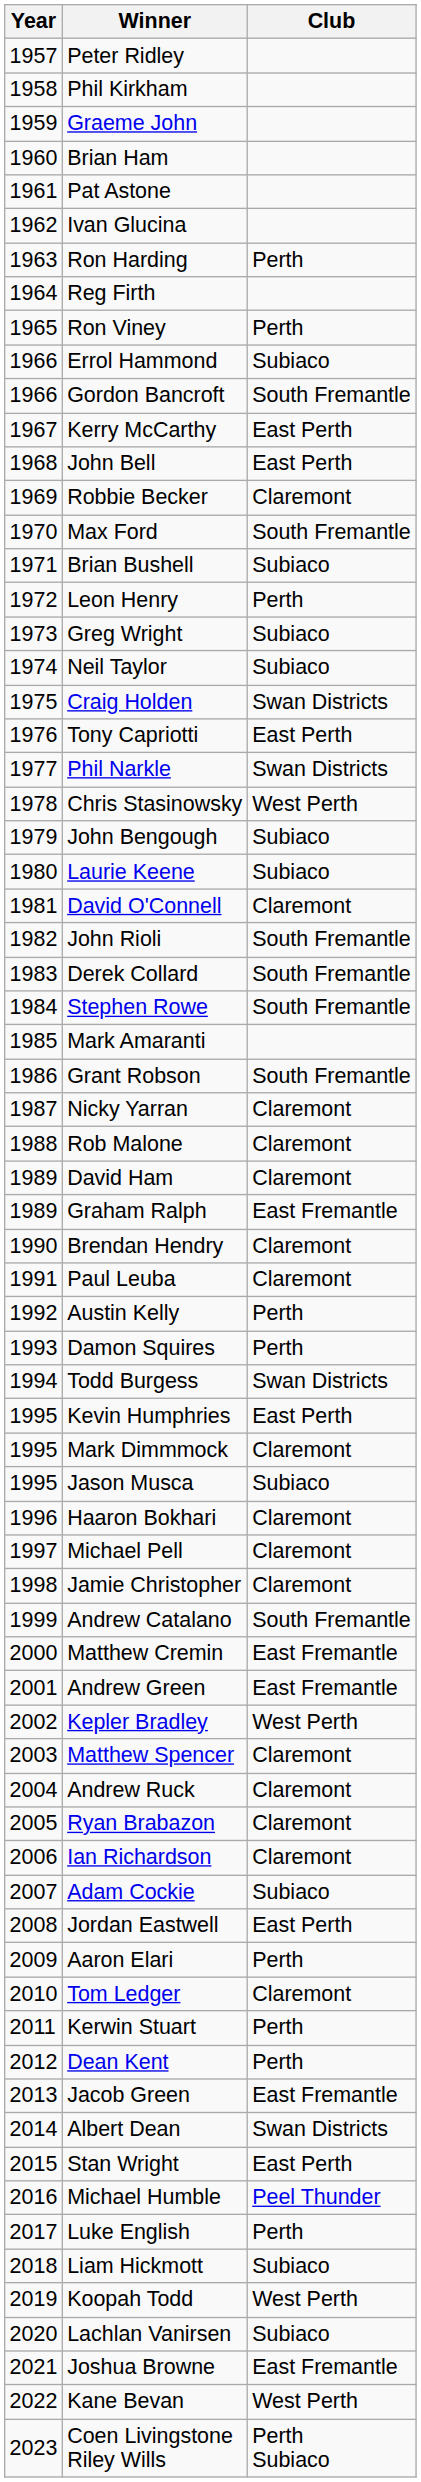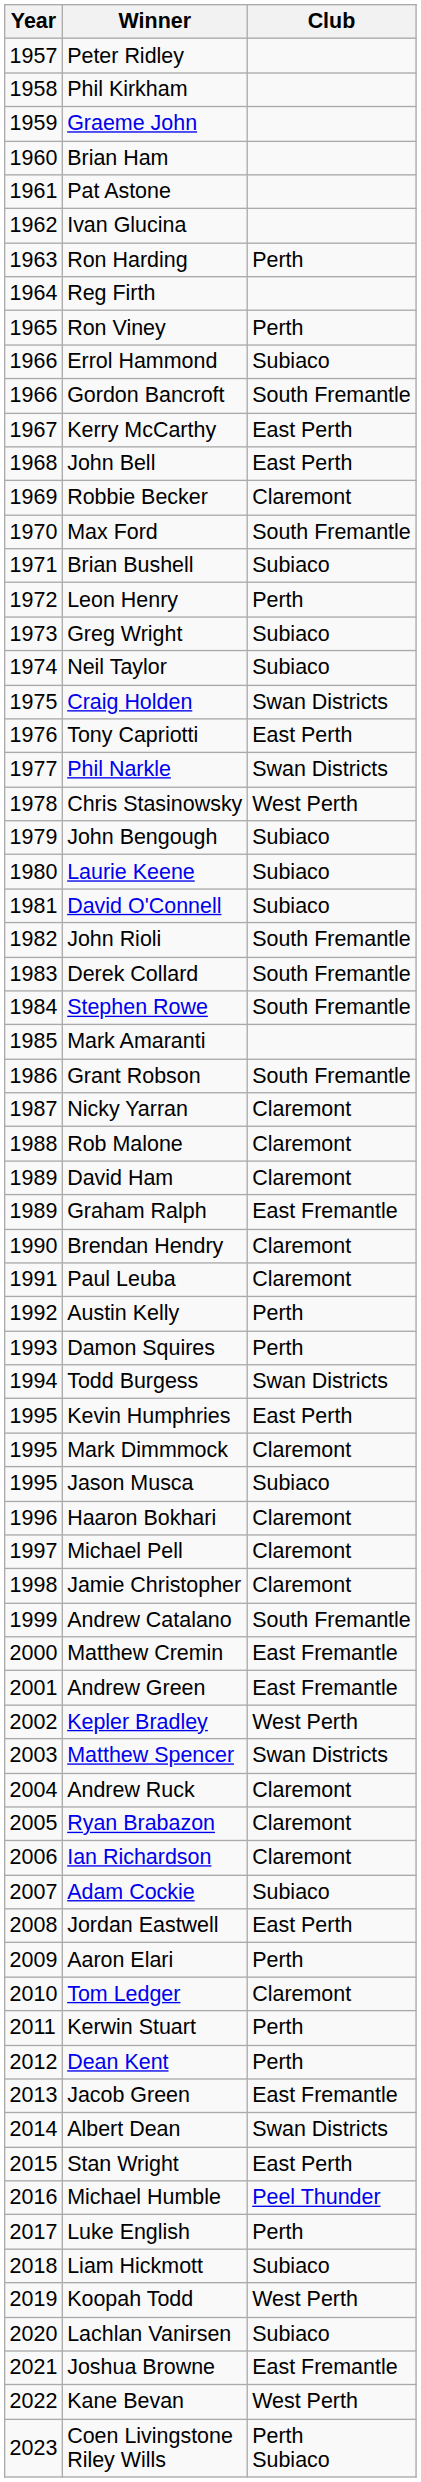(302, 905) Claremont -> (291, 905) Subiaco
(302, 1755) Claremont -> (320, 1755) Swan Districts
